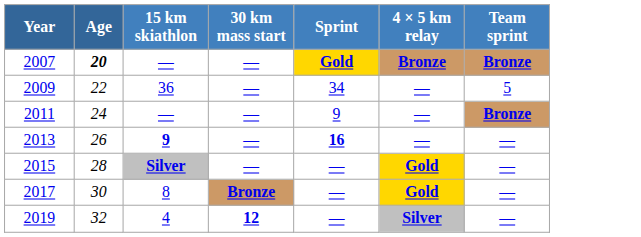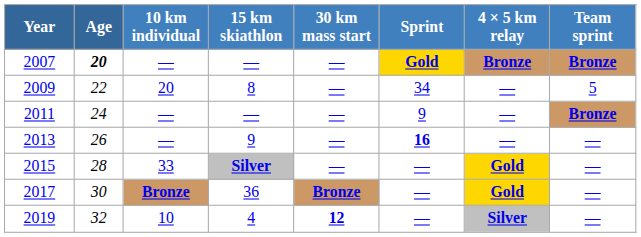+ column: (166, 27)
(166, 88) 36 -> (251, 88) 8
(166, 140) bold -> (251, 140) normal
(166, 192) 8 -> (251, 192) 36
